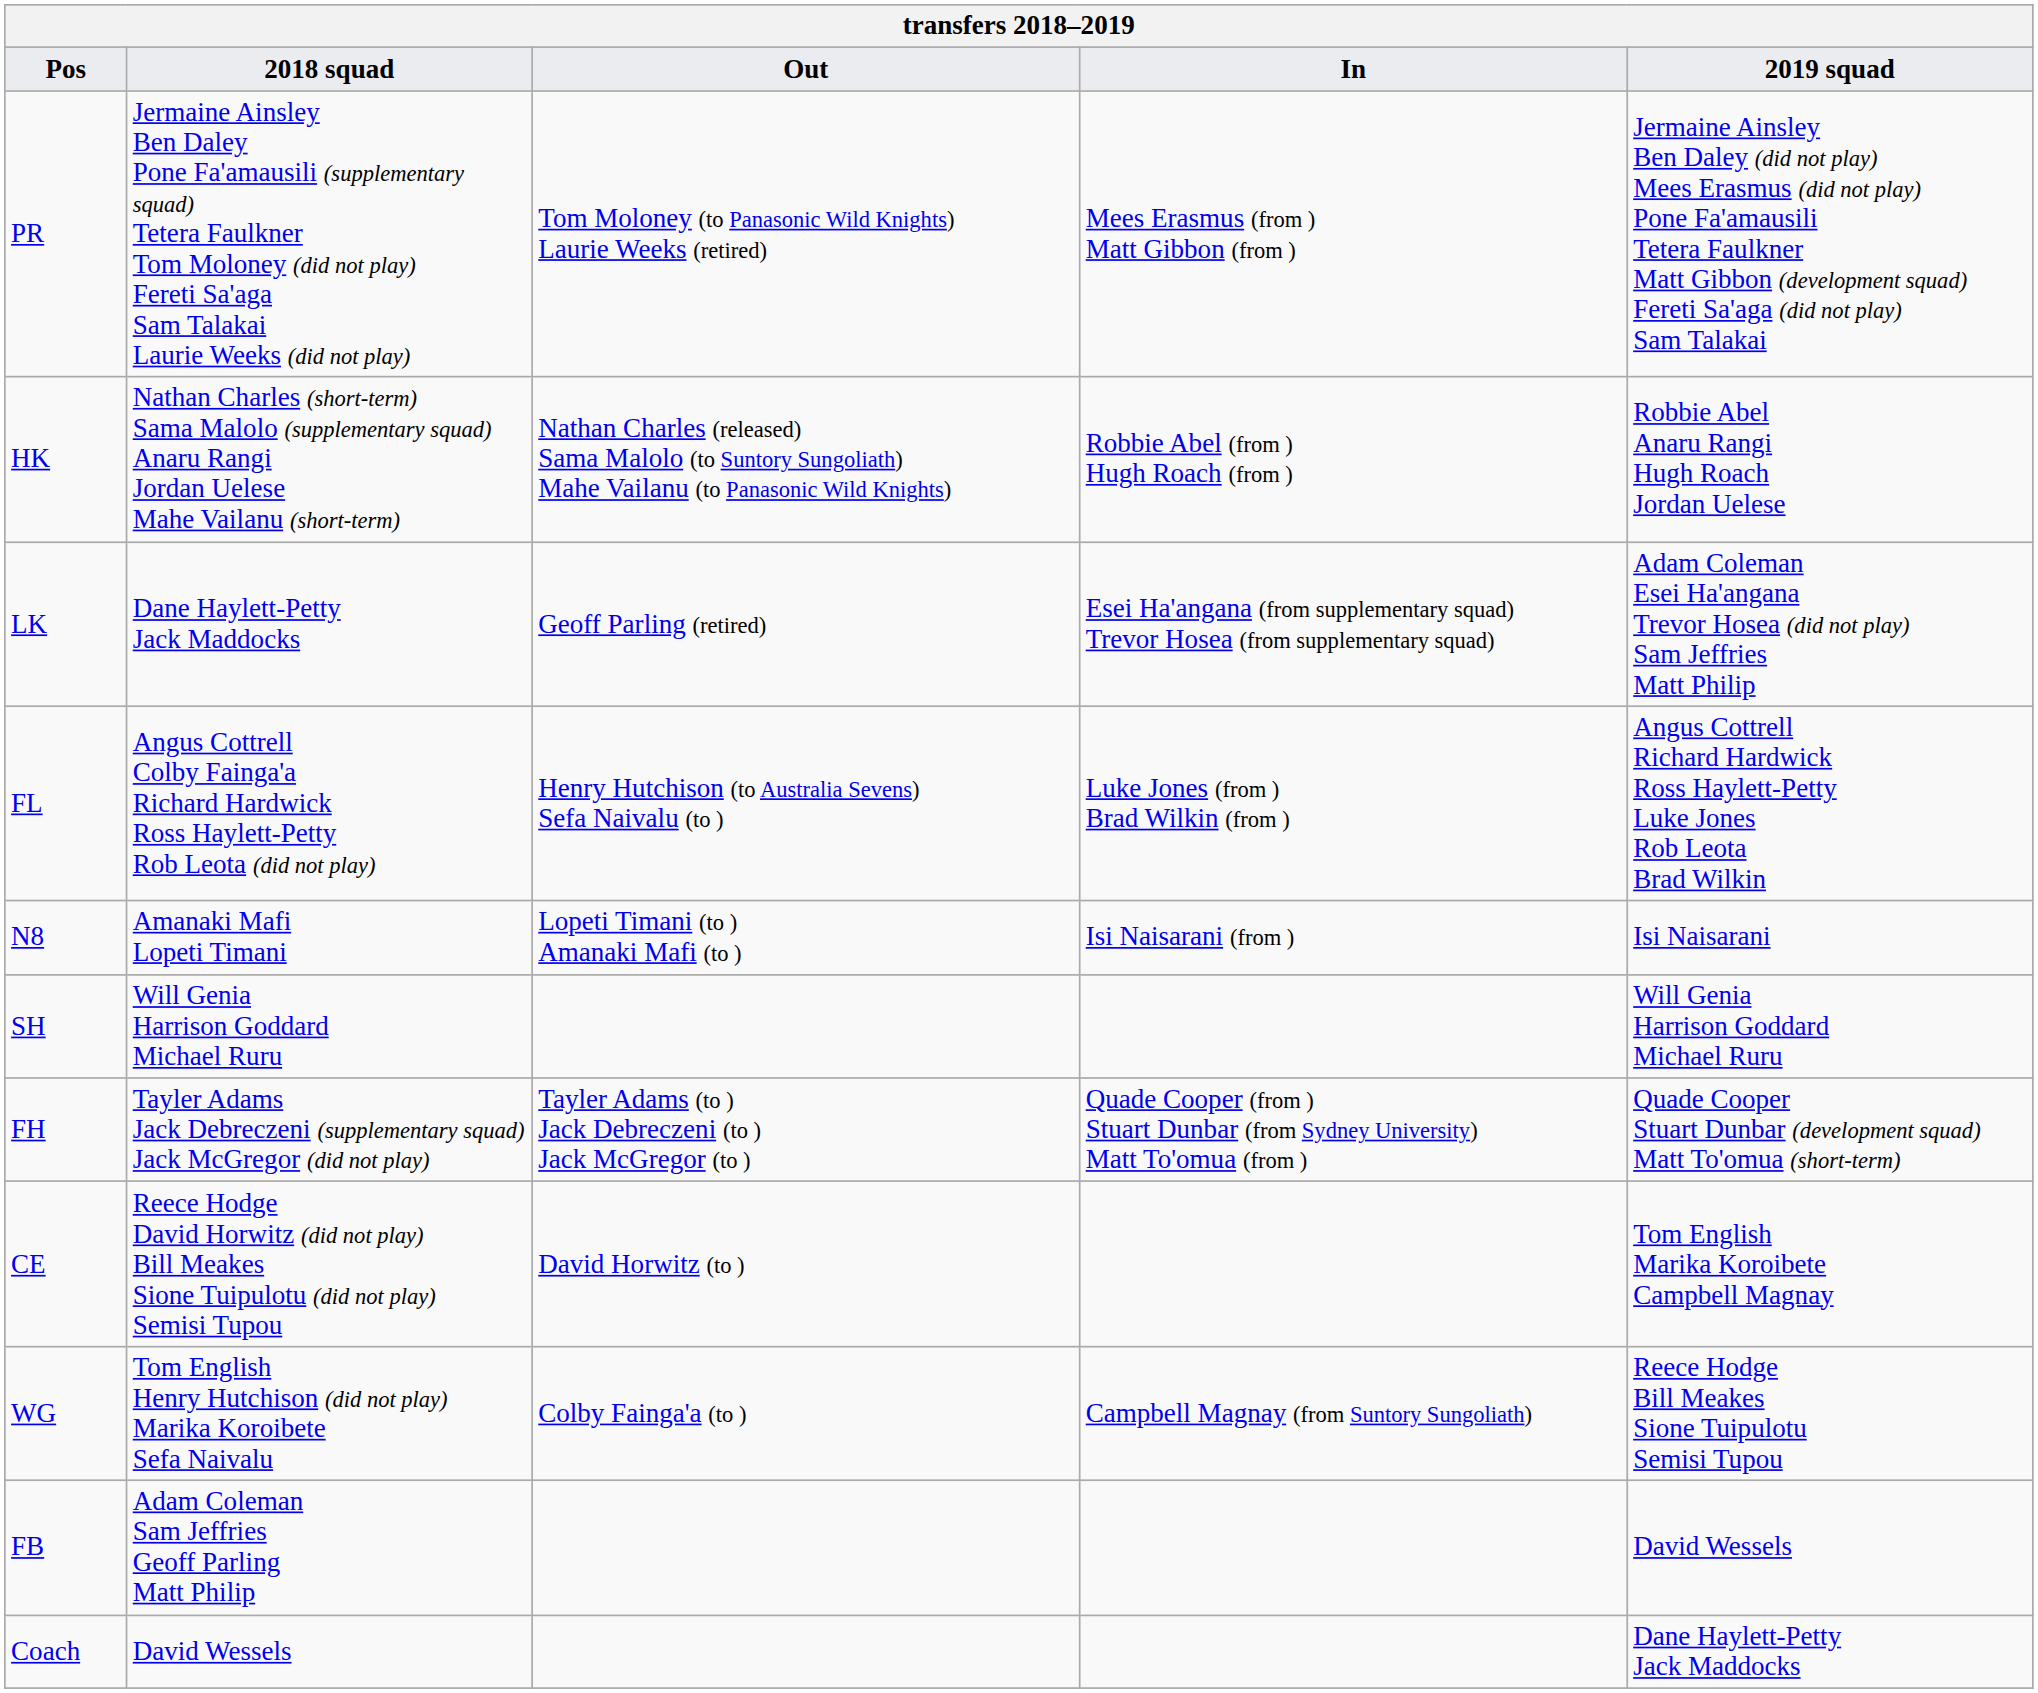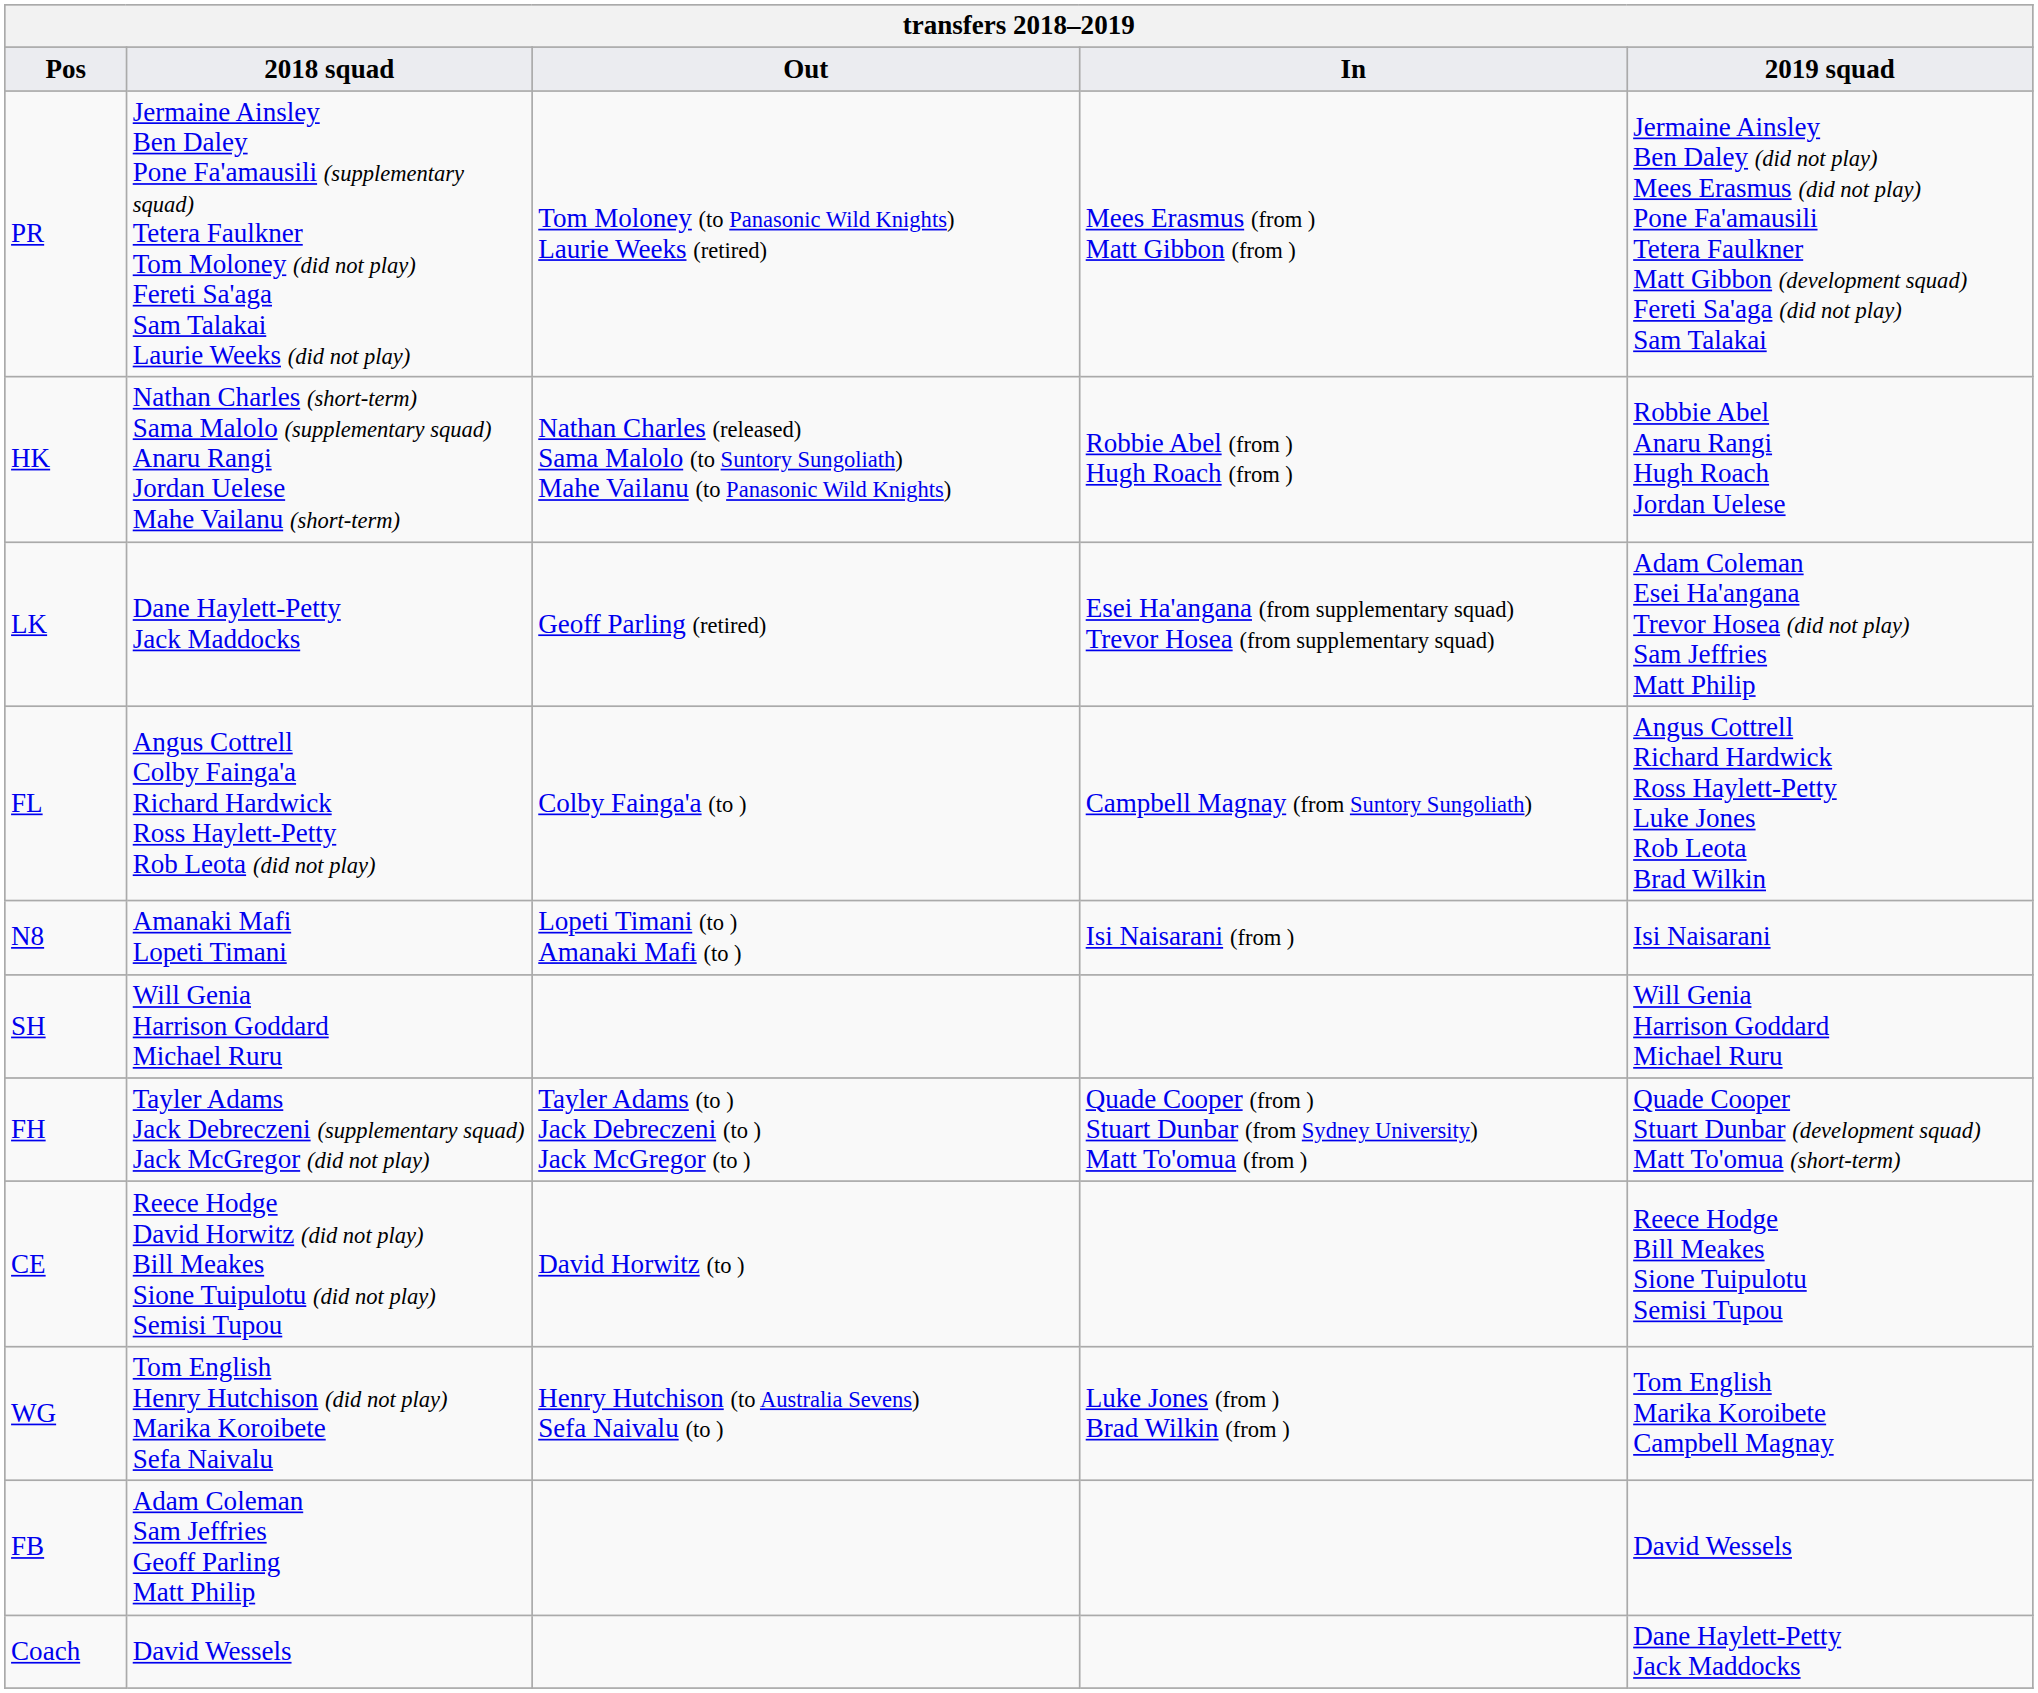(729, 803) Henry Hutchison (to Australia Sevens) Sefa Naivalu (to ) -> (642, 803) Colby Fainga'a (to )
(1188, 803) Luke Jones (from ) Brad Wilkin (from ) -> (1309, 803) Campbell Magnay (from Suntory Sungoliath)
(1733, 1263) Tom English Marika Koroibete Campbell Magnay -> (1720, 1263) Reece Hodge Bill Meakes Sione Tuipulotu Semisi Tupou
(642, 1413) Colby Fainga'a (to ) -> (729, 1413) Henry Hutchison (to Australia Sevens) Sefa Naivalu (to )
(1309, 1413) Campbell Magnay (from Suntory Sungoliath) -> (1188, 1413) Luke Jones (from ) Brad Wilkin (from )
(1720, 1413) Reece Hodge Bill Meakes Sione Tuipulotu Semisi Tupou -> (1733, 1413) Tom English Marika Koroibete Campbell Magnay
